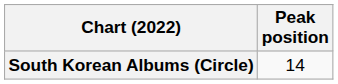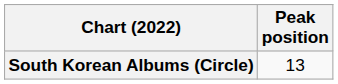(295, 65) 14 -> (295, 65) 13
